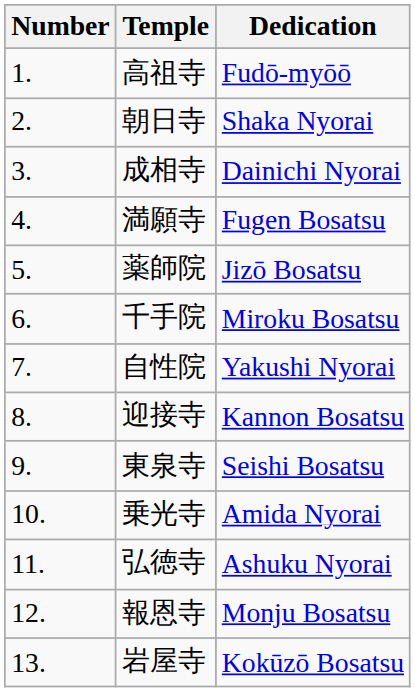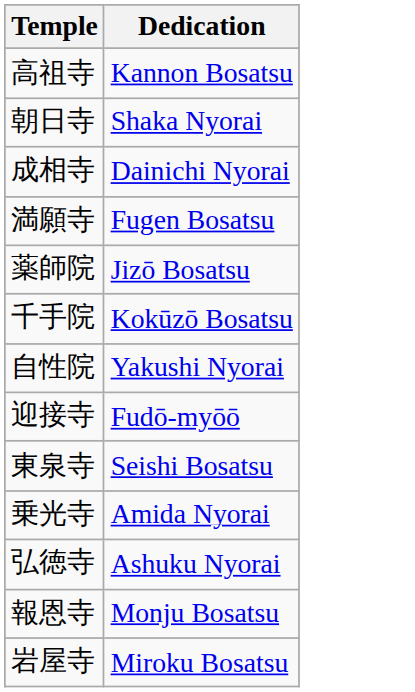- column: (60, 26)
(286, 72) Fudō-myōō -> (202, 72) Kannon Bosatsu
(311, 318) Miroku Bosatsu -> (202, 318) Kokūzō Bosatsu
(313, 416) Kannon Bosatsu -> (175, 416) Fudō-myōō
(313, 662) Kokūzō Bosatsu -> (199, 662) Miroku Bosatsu
